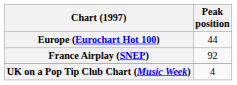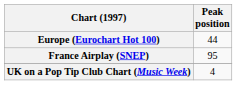(212, 55) 92 -> (212, 55) 95
